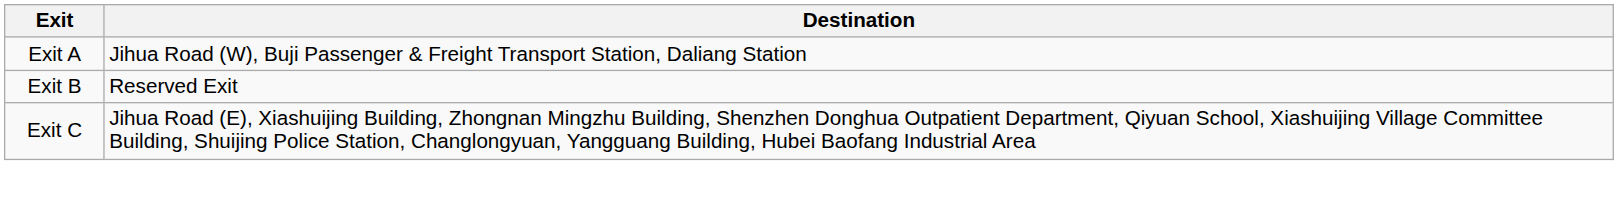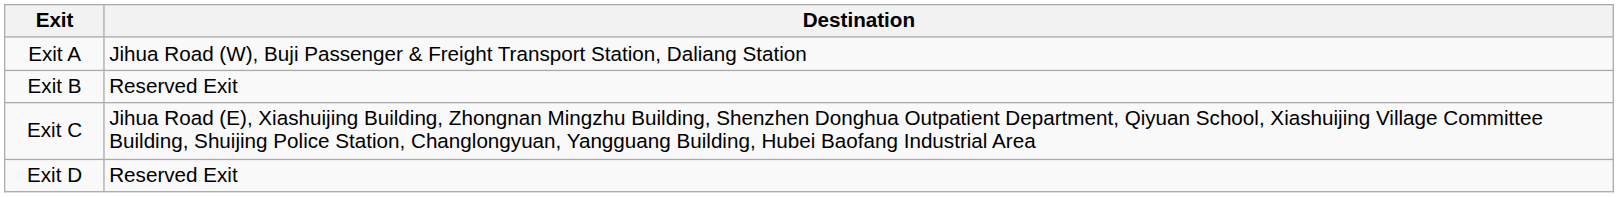+ row: (55, 175)
